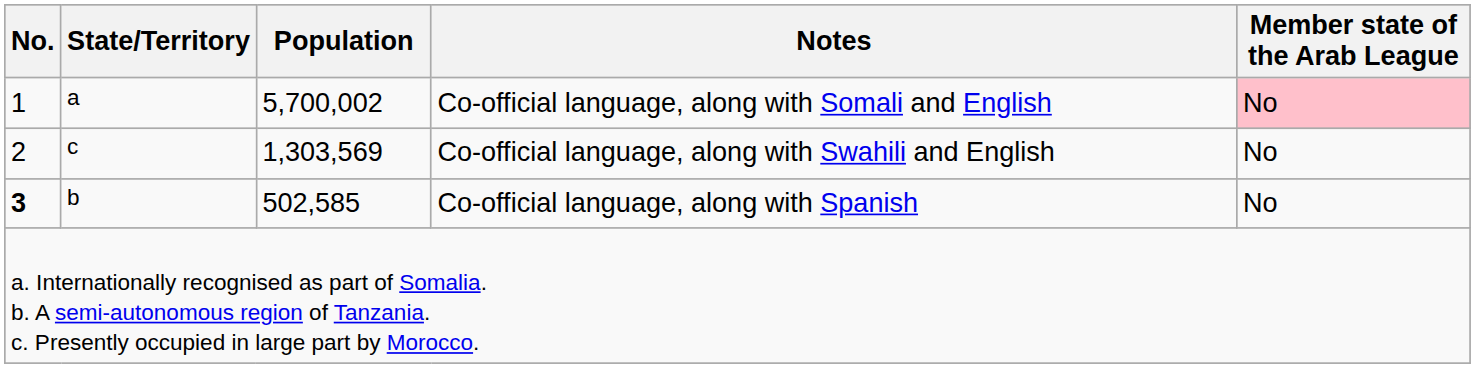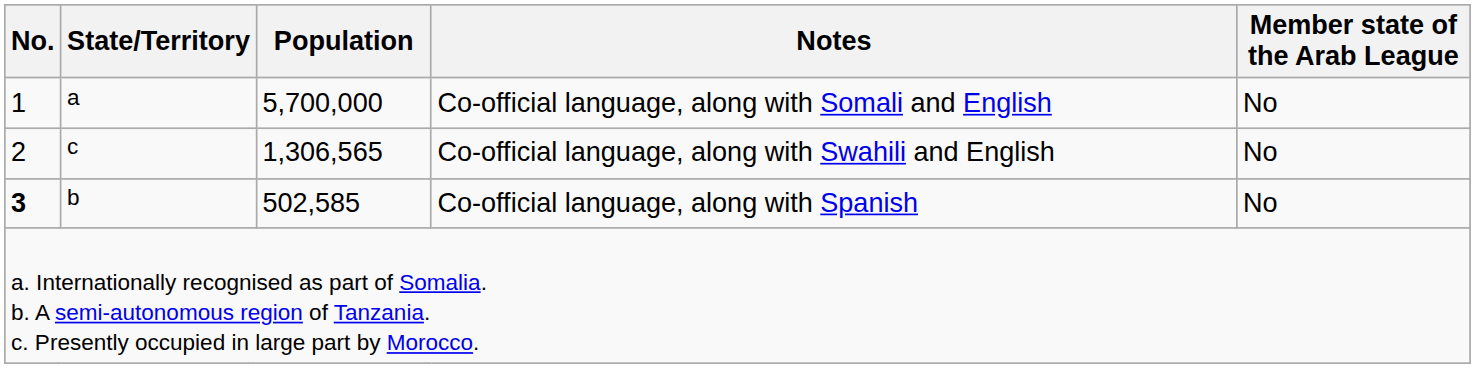(323, 102) 5,700,002 -> (323, 102) 5,700,000
(1260, 102) pink background -> (1260, 102) no background
(323, 153) 1,303,569 -> (323, 153) 1,306,565
